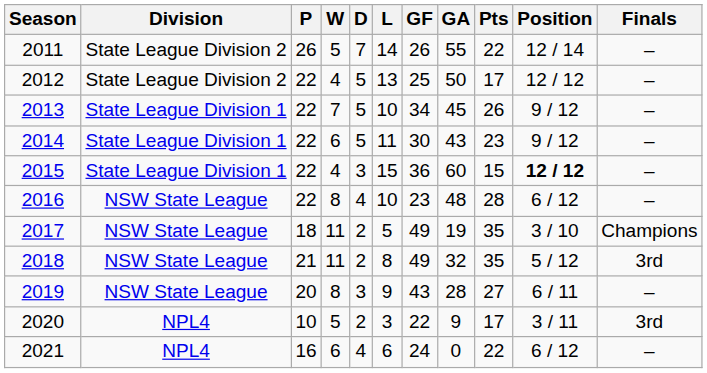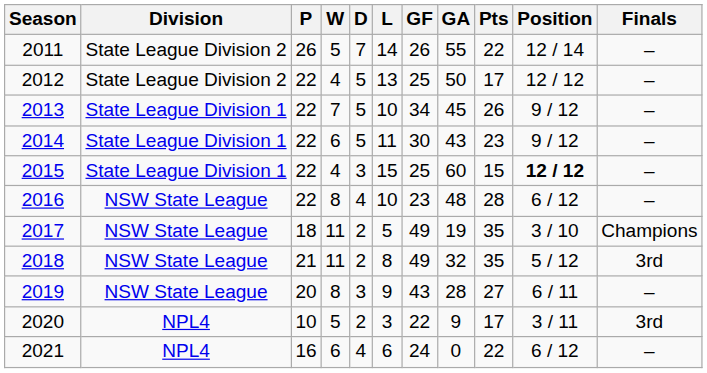(420, 170) 36 -> (420, 170) 25
